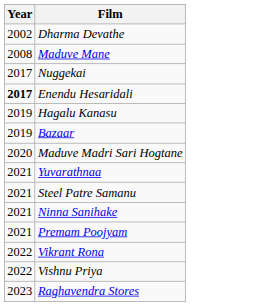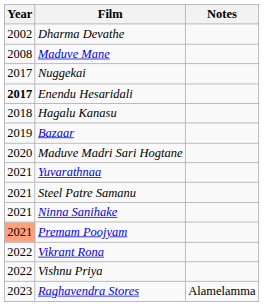+ column: (222, 14)
(20, 113) 2019 -> (20, 113) 2018
(20, 232) no background -> (20, 232) lightsalmon background
